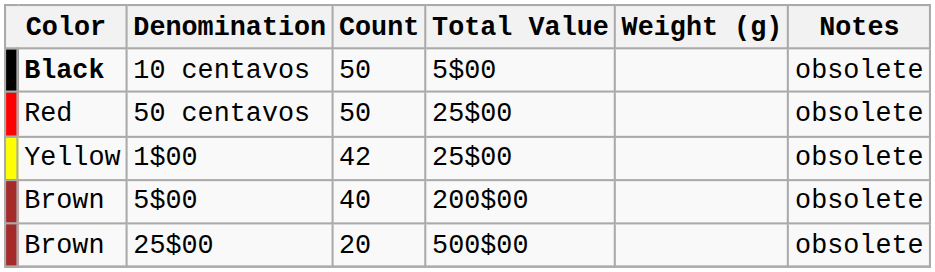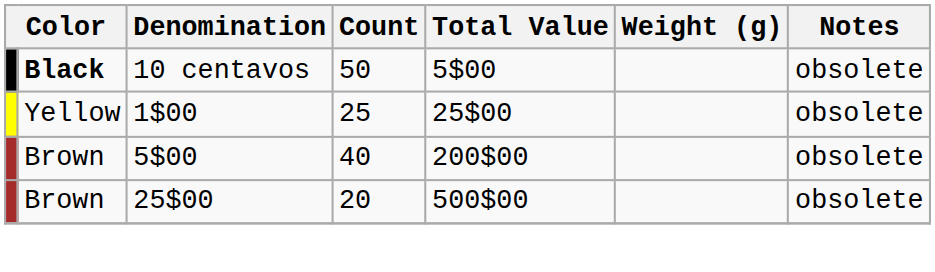- row: (222, 114)
(355, 158) 42 -> (355, 114) 25
